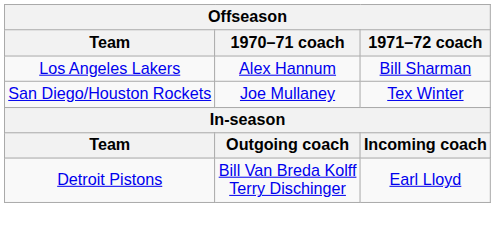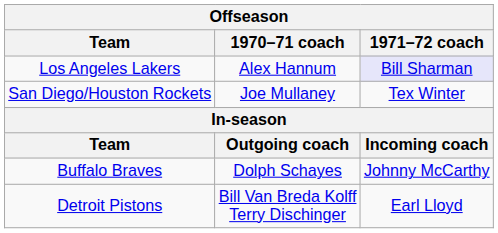(425, 68) no background -> (427, 68) lavender background
+ row: (110, 171)
